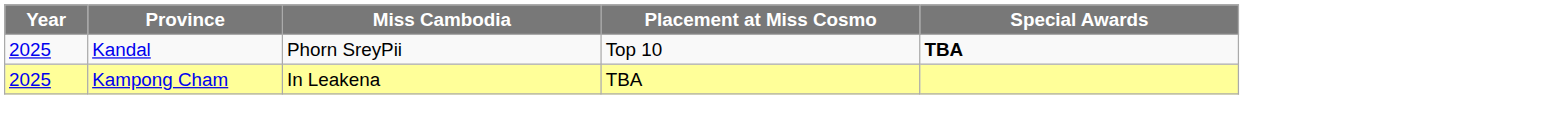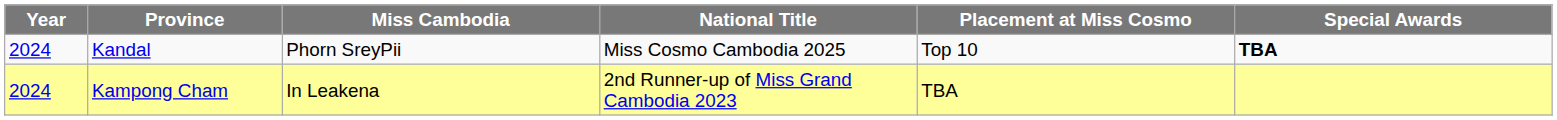+ column: (758, 20)
(30, 50) 2025 -> (30, 50) 2024
(30, 79) 2025 -> (30, 90) 2024
